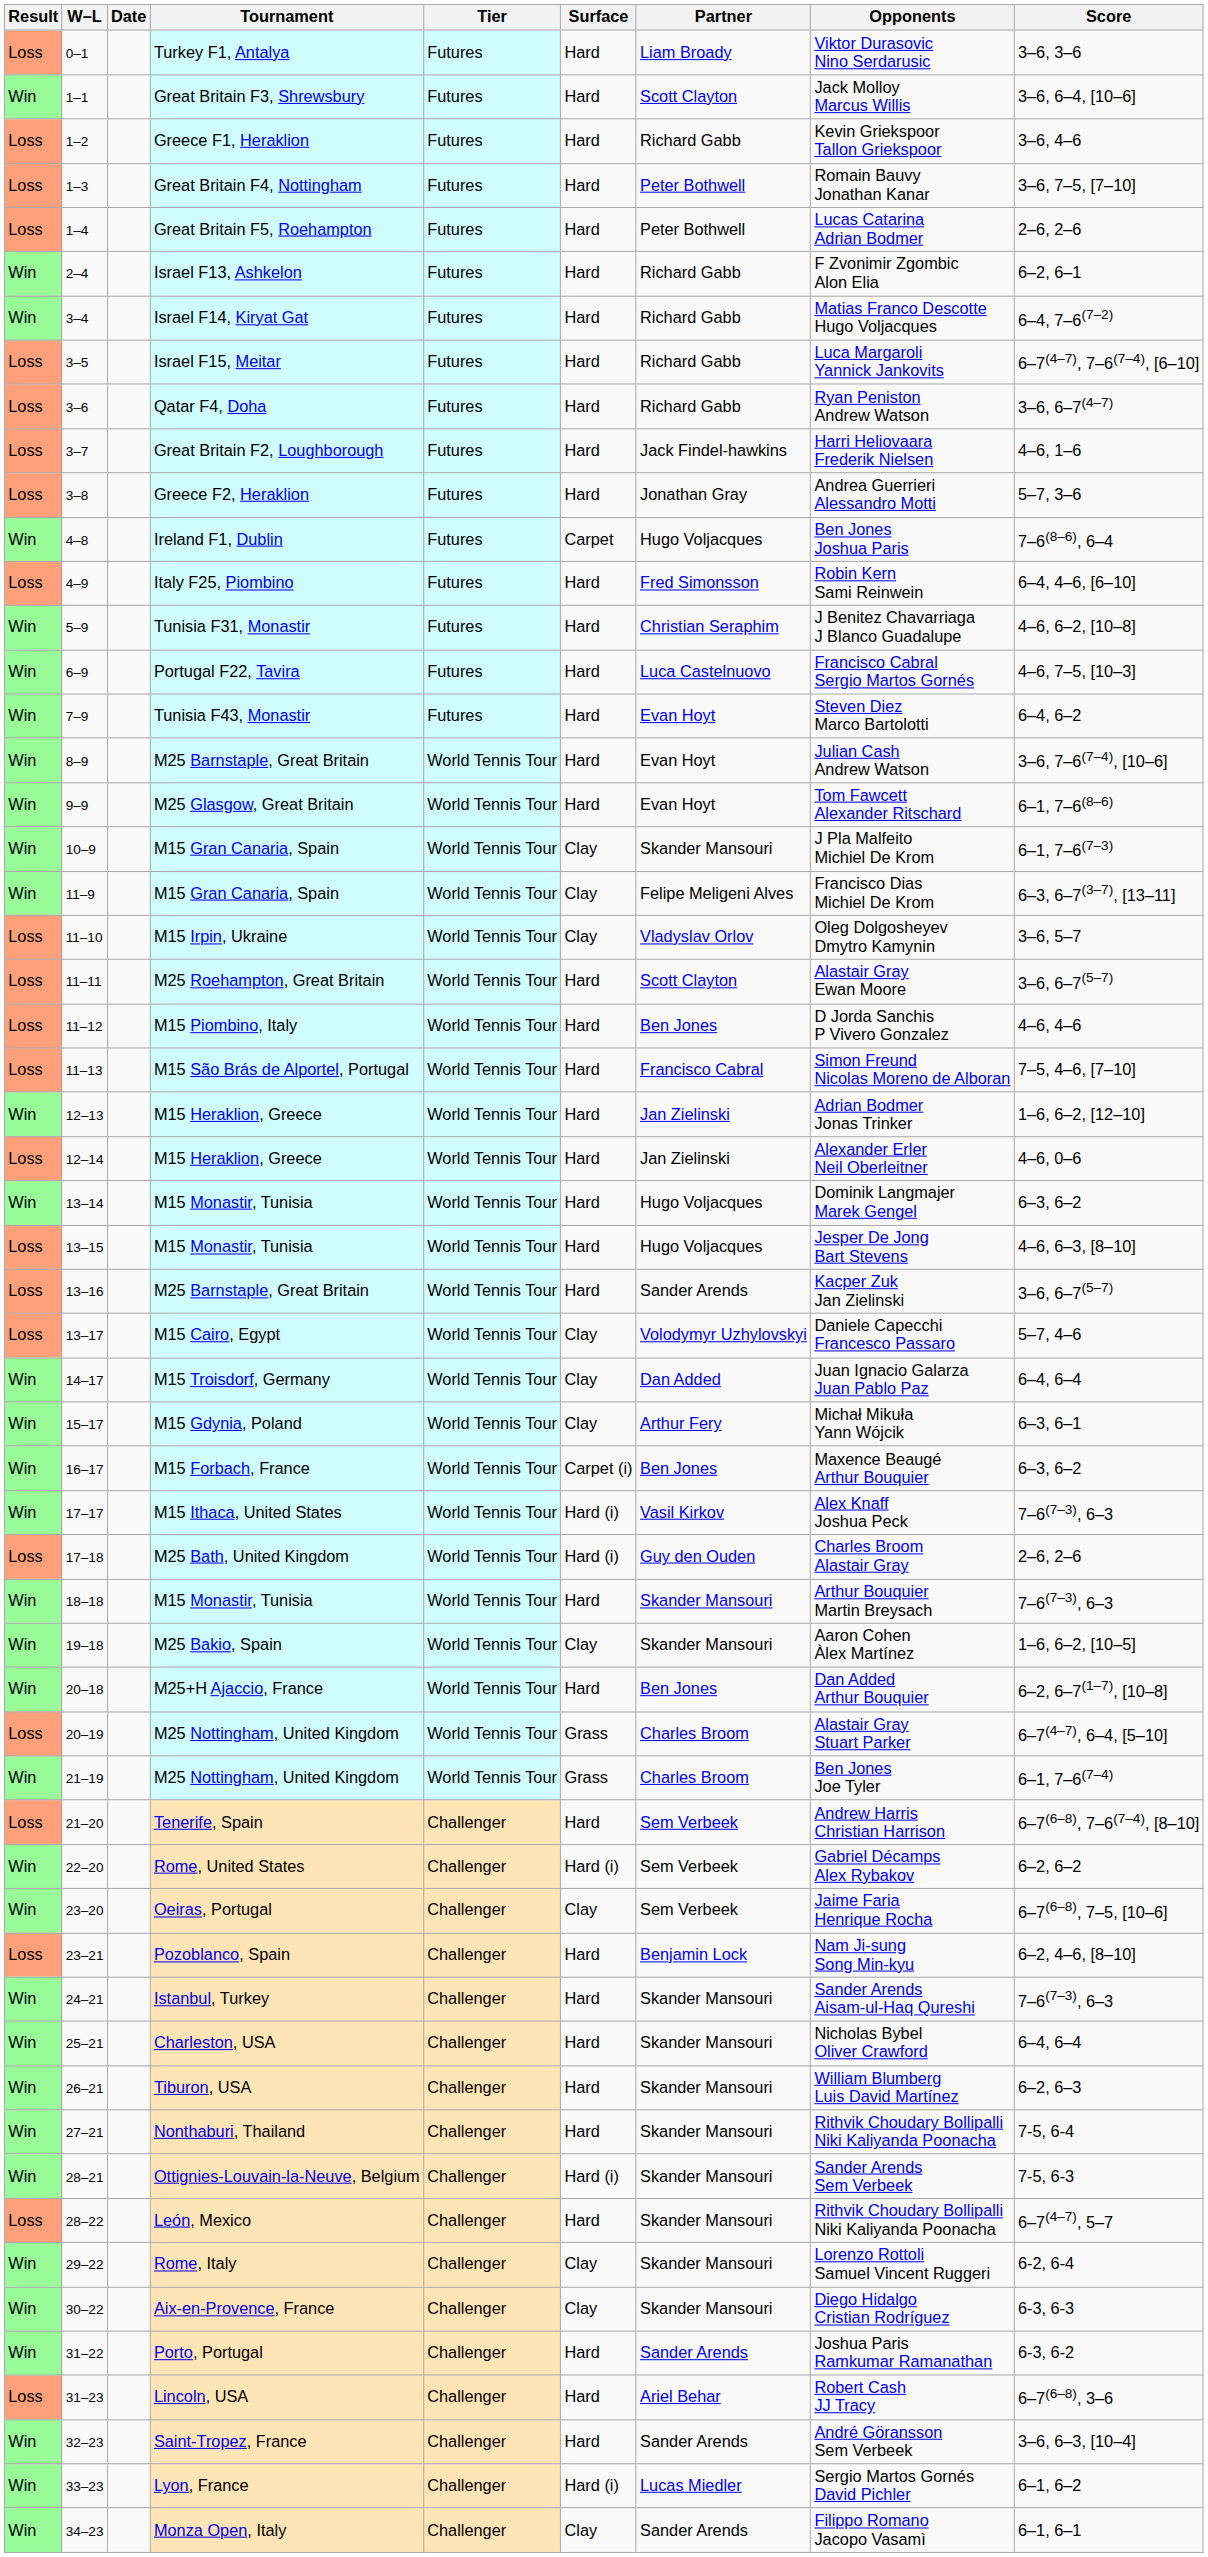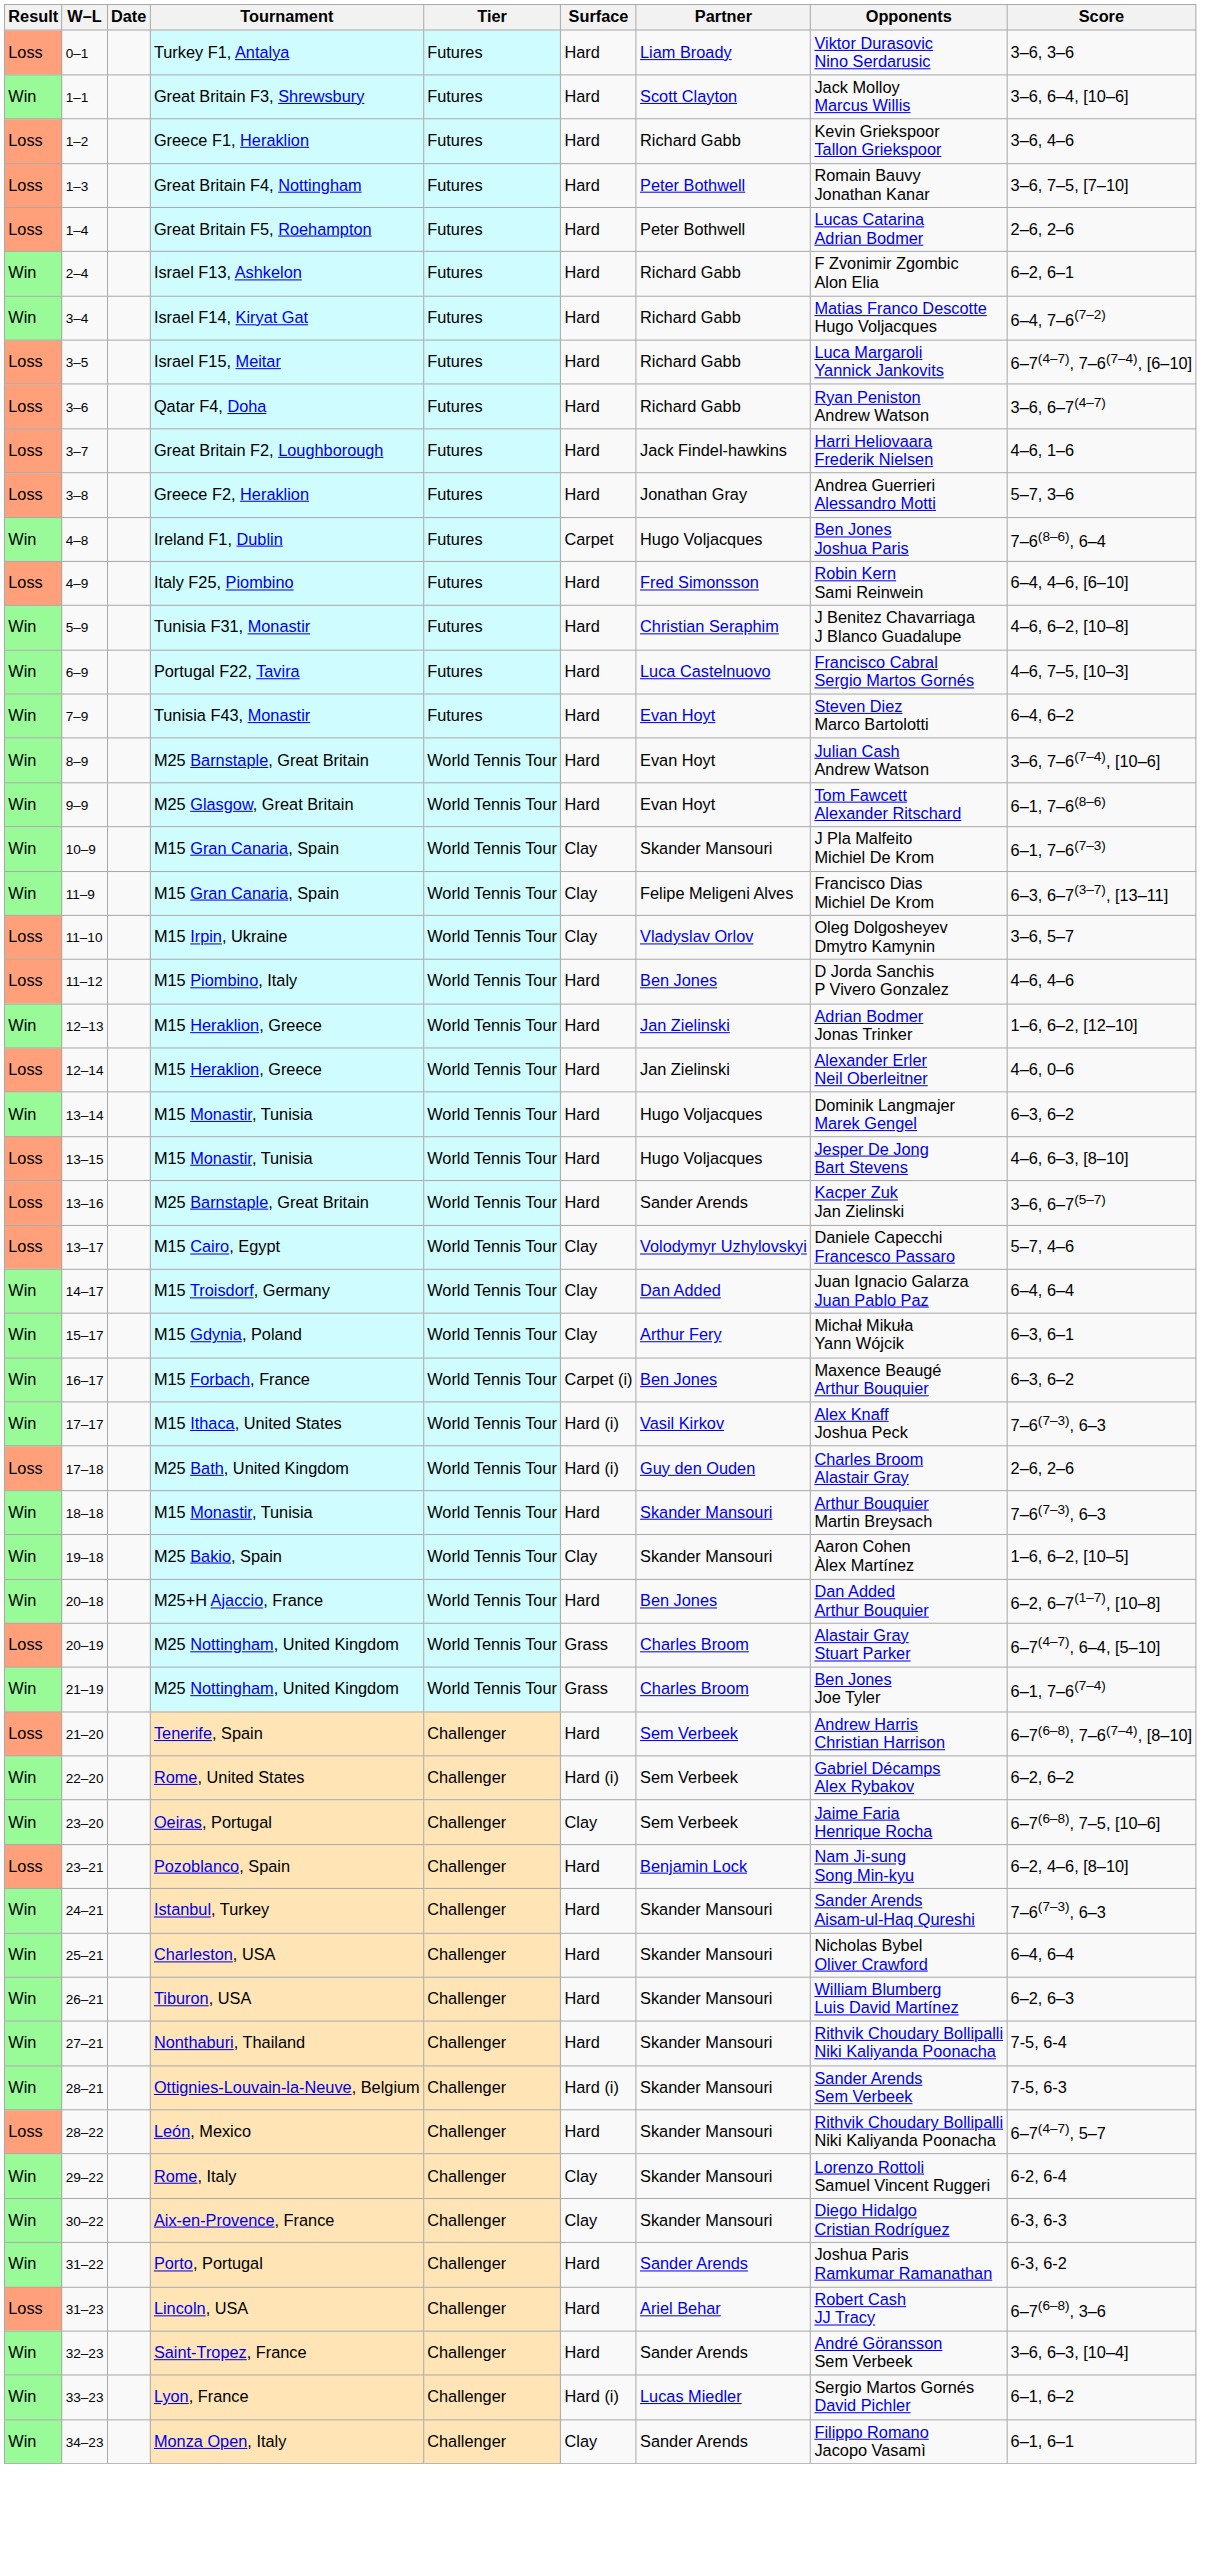- row: (84, 982)
- row: (84, 1071)
